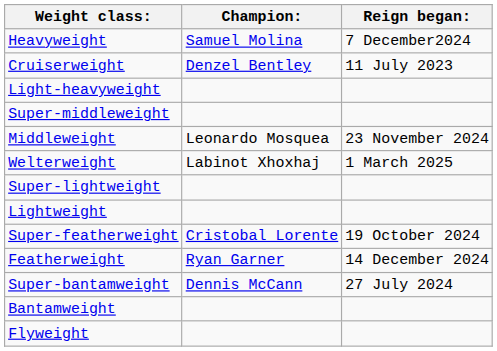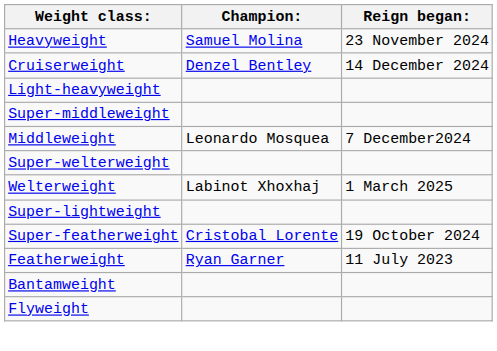(408, 41) 7 December2024 -> (417, 41) 23 November 2024
(399, 65) 11 July 2023 -> (417, 65) 14 December 2024
(417, 139) 23 November 2024 -> (408, 139) 7 December2024
+ row: (89, 163)
- row: (57, 212)
(417, 260) 14 December 2024 -> (399, 260) 11 July 2023
- row: (89, 285)
